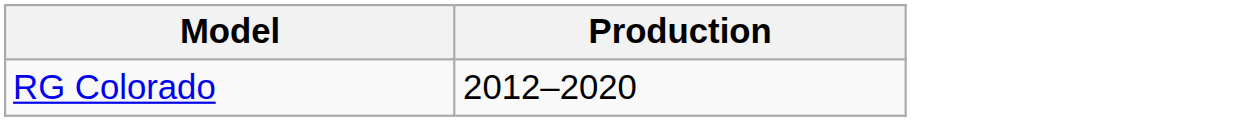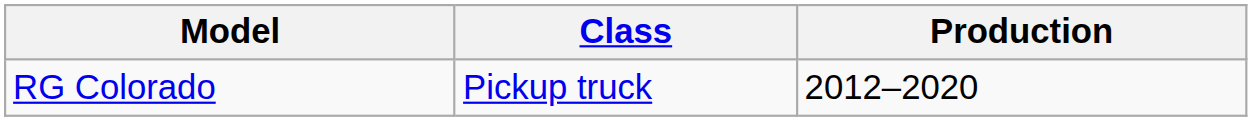+ column: (626, 32)
